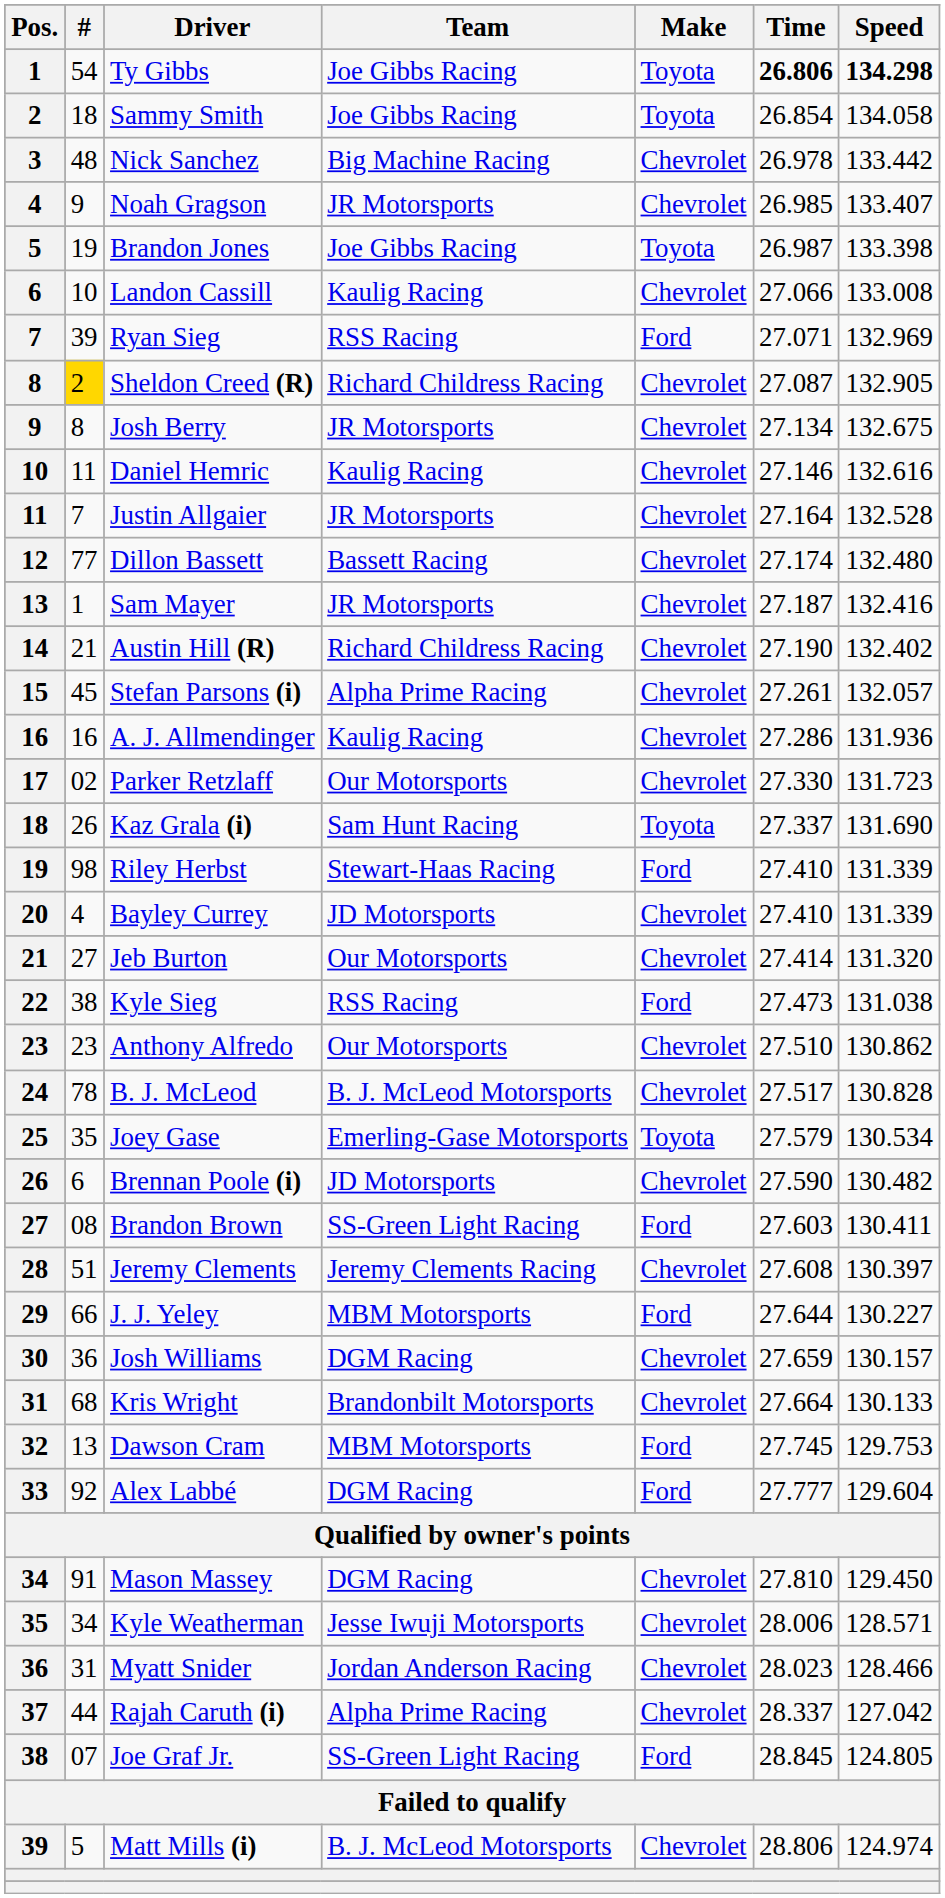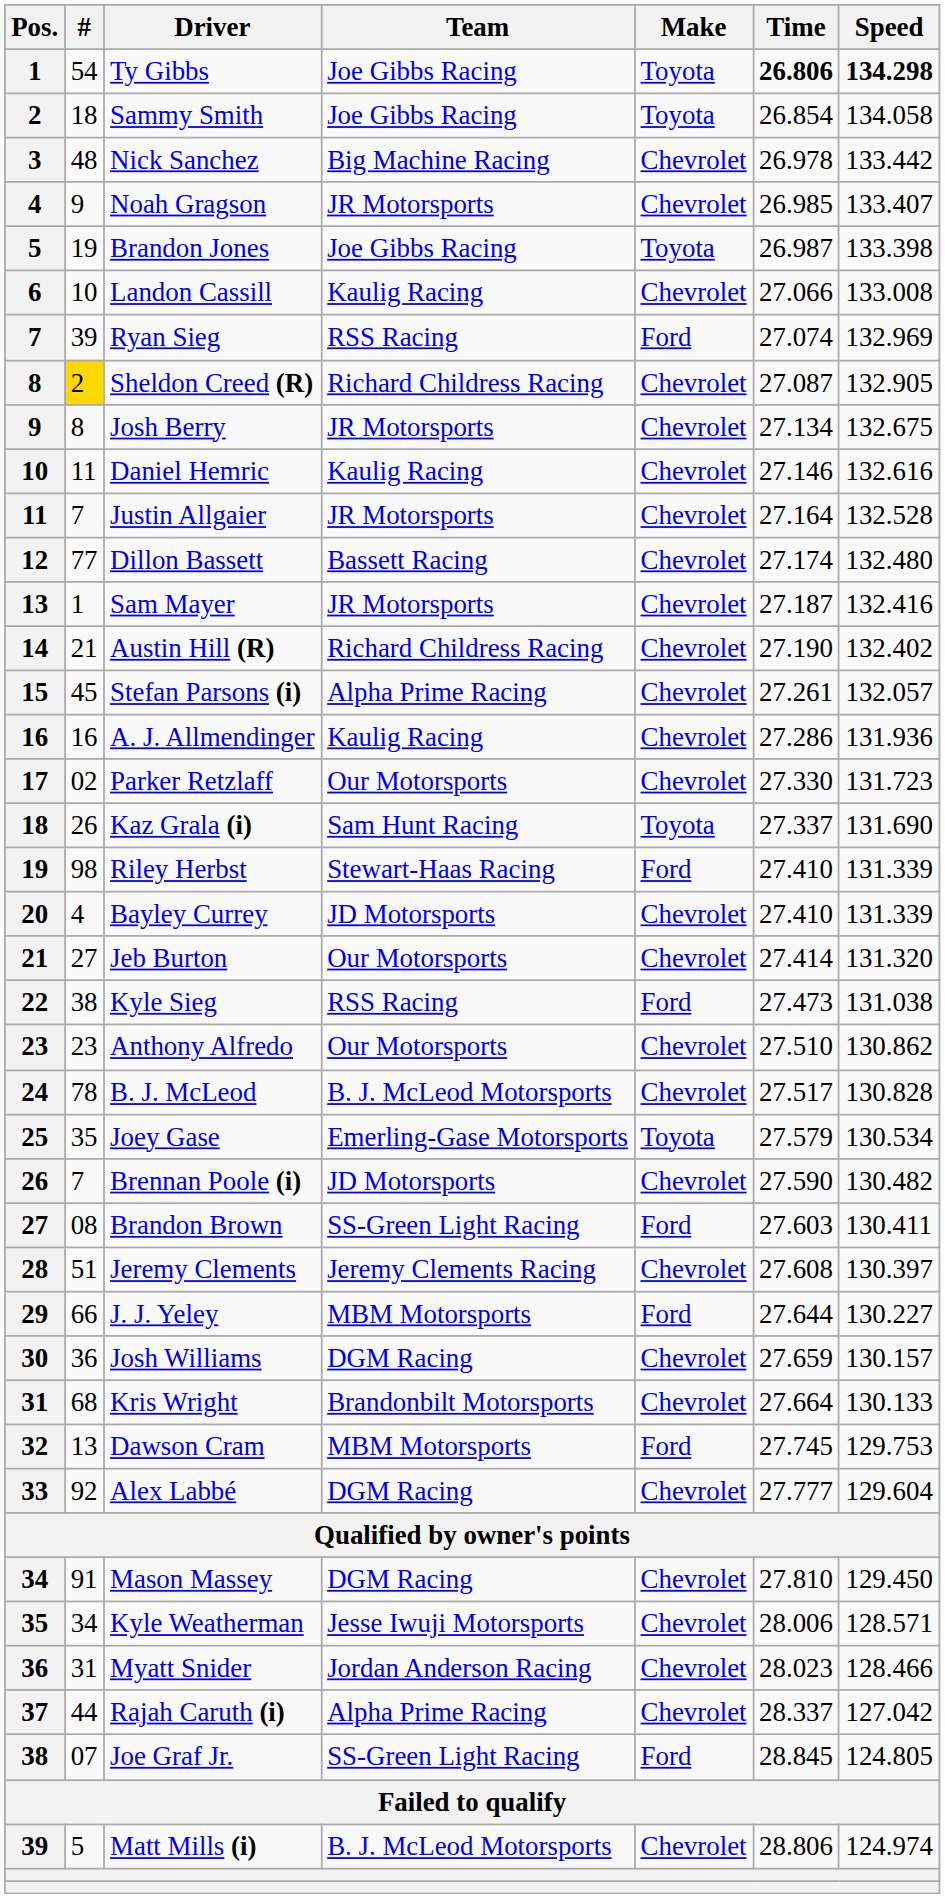(796, 337) 27.071 -> (796, 337) 27.074
(77, 1180) 6 -> (77, 1180) 7
(666, 1490) Ford -> (694, 1490) Chevrolet
